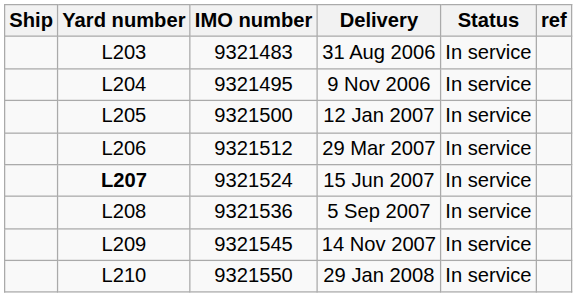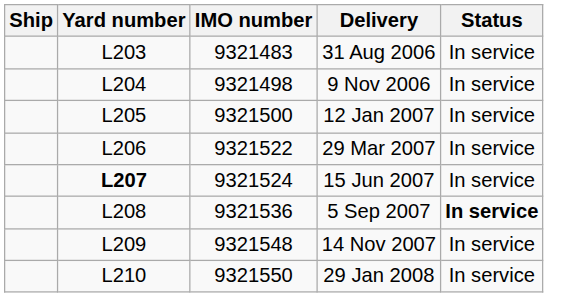- column: (554, 20)
(254, 84) 9321495 -> (254, 84) 9321498
(254, 148) 9321512 -> (254, 148) 9321522
(488, 212) normal -> (492, 212) bold
(254, 244) 9321545 -> (254, 244) 9321548
